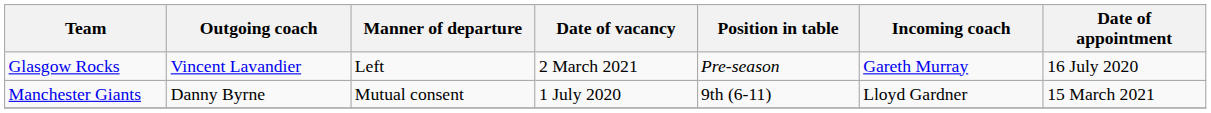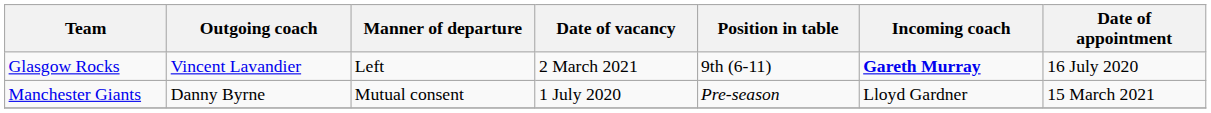(740, 66) Pre-season -> (736, 66) 9th (6-11)
(916, 66) normal -> (922, 66) bold
(736, 94) 9th (6-11) -> (740, 94) Pre-season
